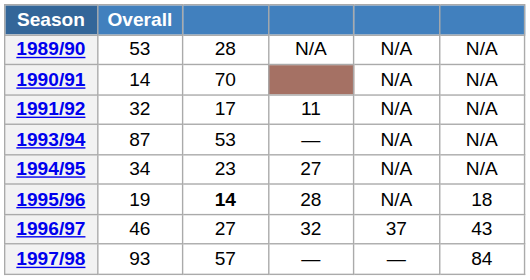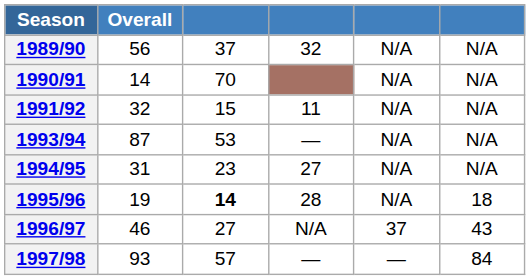(140, 49) 53 -> (140, 49) 56
(225, 49) 28 -> (225, 49) 37
(311, 49) N/A -> (311, 49) 32
(225, 109) 17 -> (225, 109) 15
(140, 169) 34 -> (140, 169) 31
(311, 229) 32 -> (311, 229) N/A
